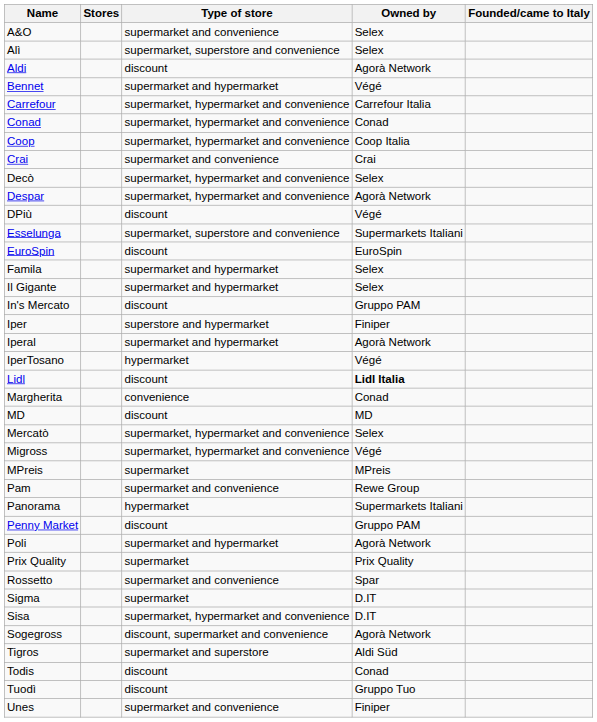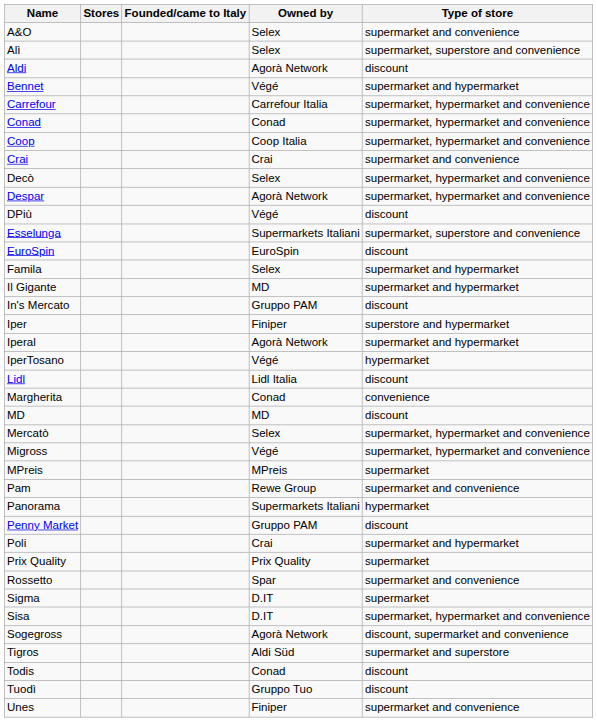columns swapped: (529, 13) <-> (237, 13)
(369, 287) Selex -> (260, 287) MD
(380, 379) bold -> (274, 379) normal
(393, 543) Agorà Network -> (262, 543) Crai
